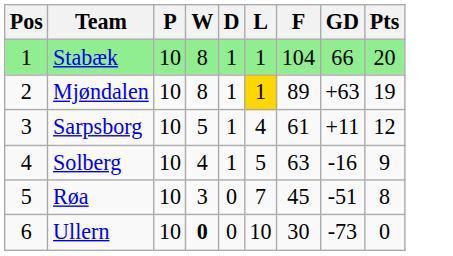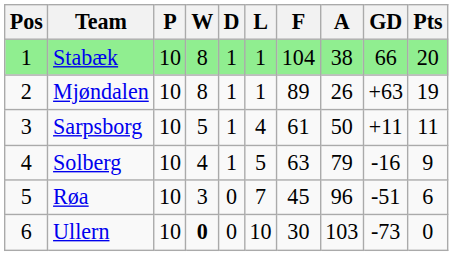+ column: (342, 22)
(261, 92) gold background -> (261, 92) no background
(385, 127) 12 -> (428, 127) 11
(385, 197) 8 -> (428, 197) 6
